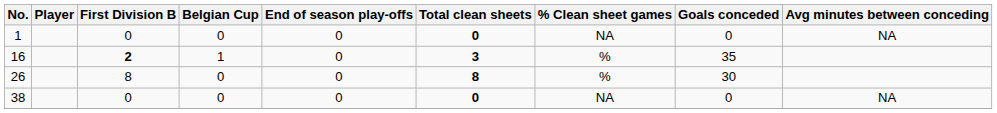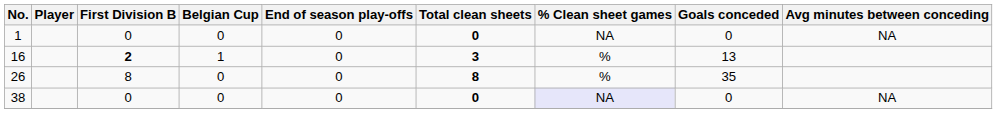(729, 56) 35 -> (729, 56) 13
(729, 77) 30 -> (729, 77) 35
(605, 98) no background -> (605, 98) lavender background
